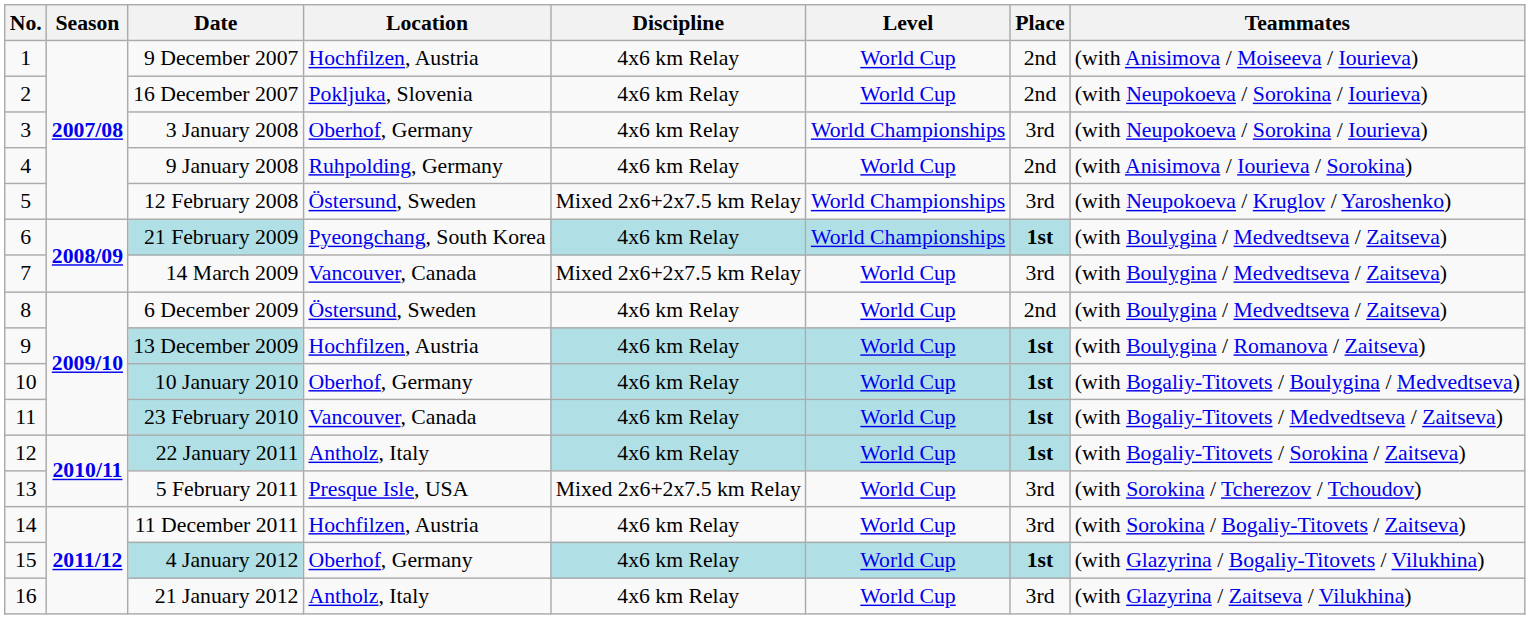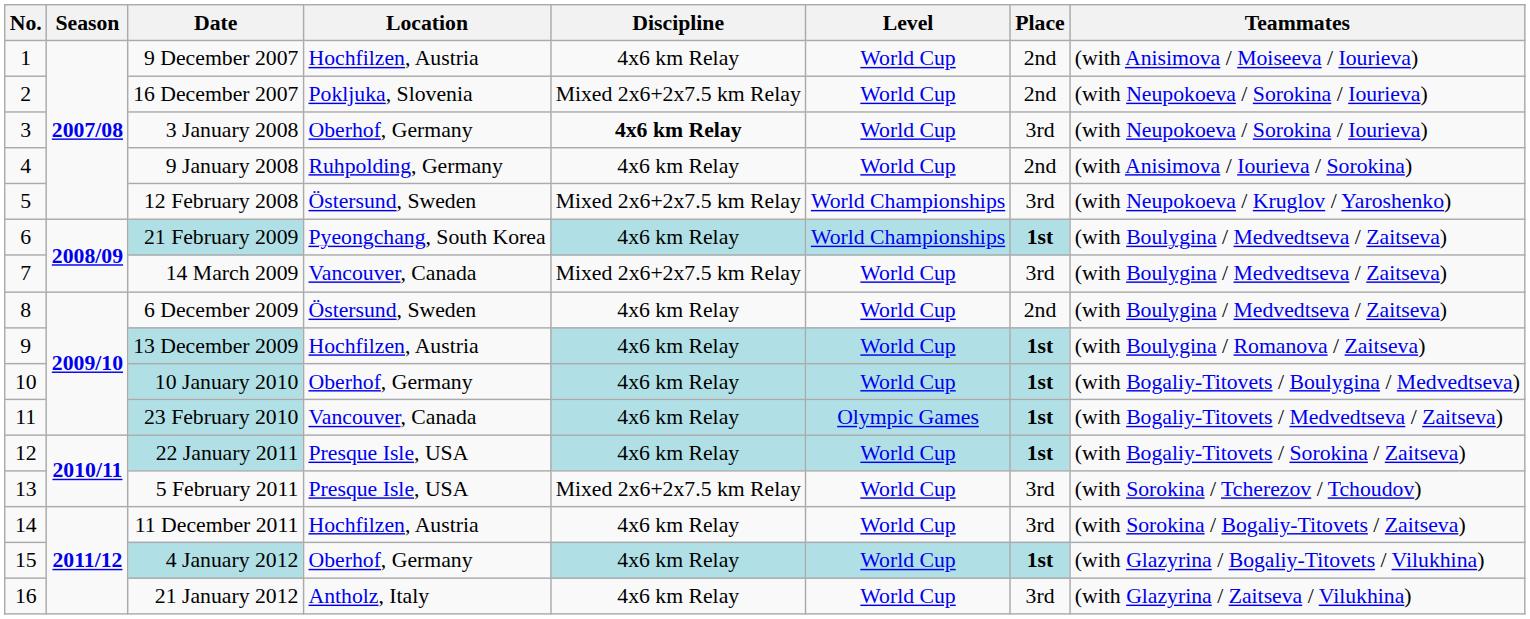(678, 94) 4x6 km Relay -> (678, 94) Mixed 2x6+2x7.5 km Relay
(678, 130) normal -> (678, 130) bold
(908, 130) World Championships -> (908, 130) World Cup
(908, 416) World Cup -> (908, 416) Olympic Games
(369, 452) Antholz, Italy -> (388, 452) Presque Isle, USA
